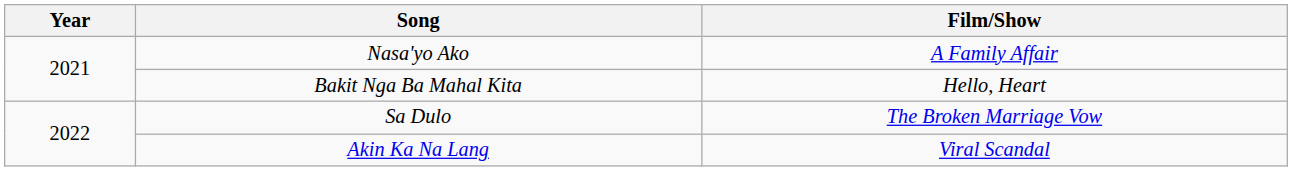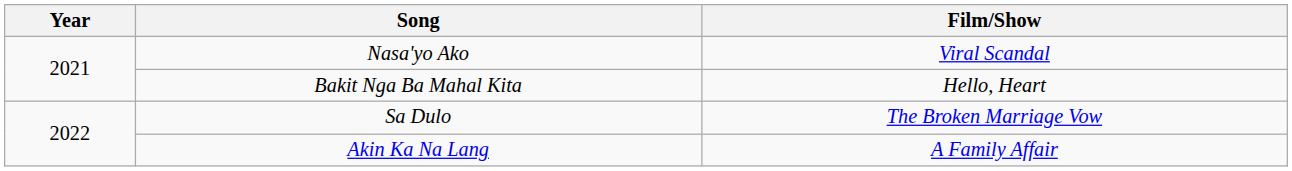(994, 52) A Family Affair -> (994, 52) Viral Scandal
(994, 149) Viral Scandal -> (994, 149) A Family Affair
